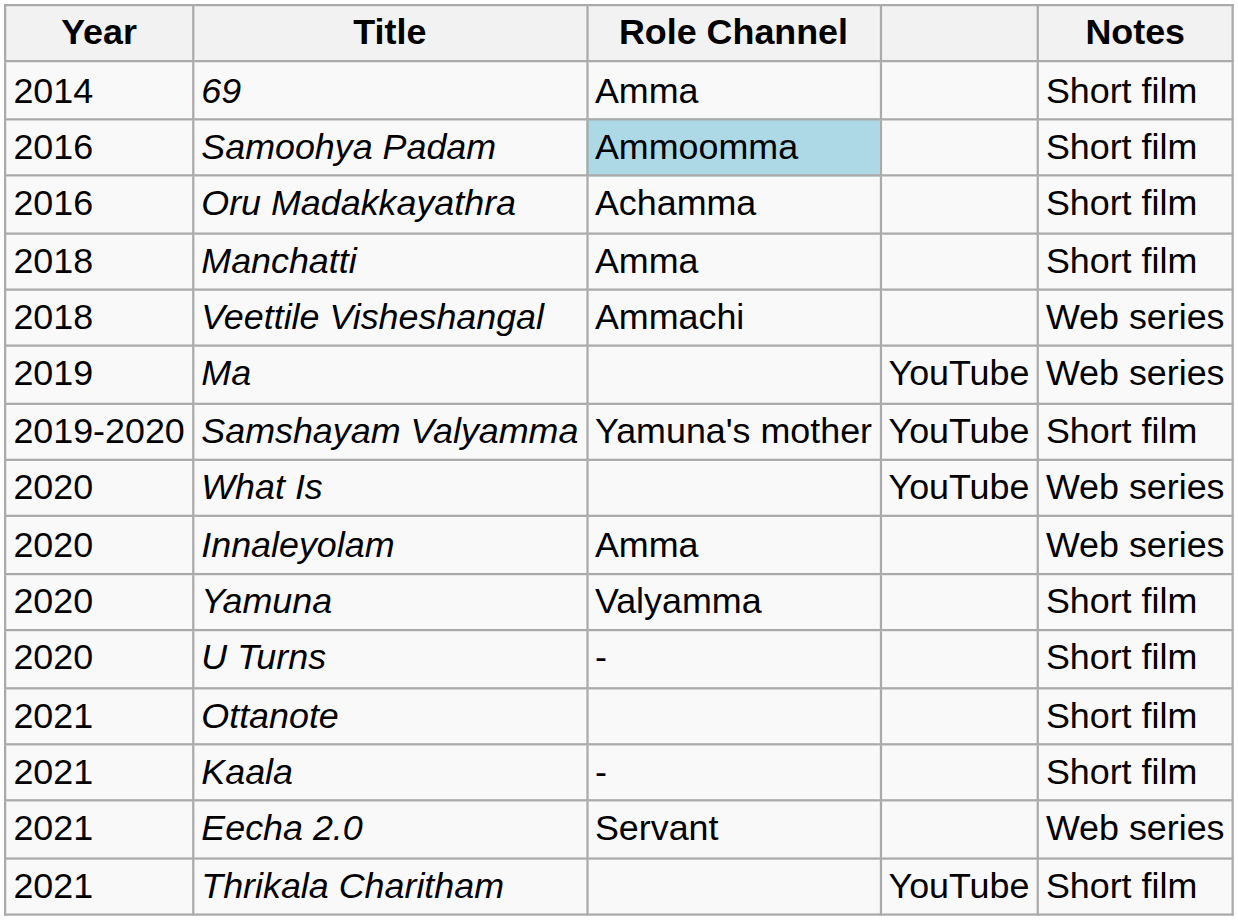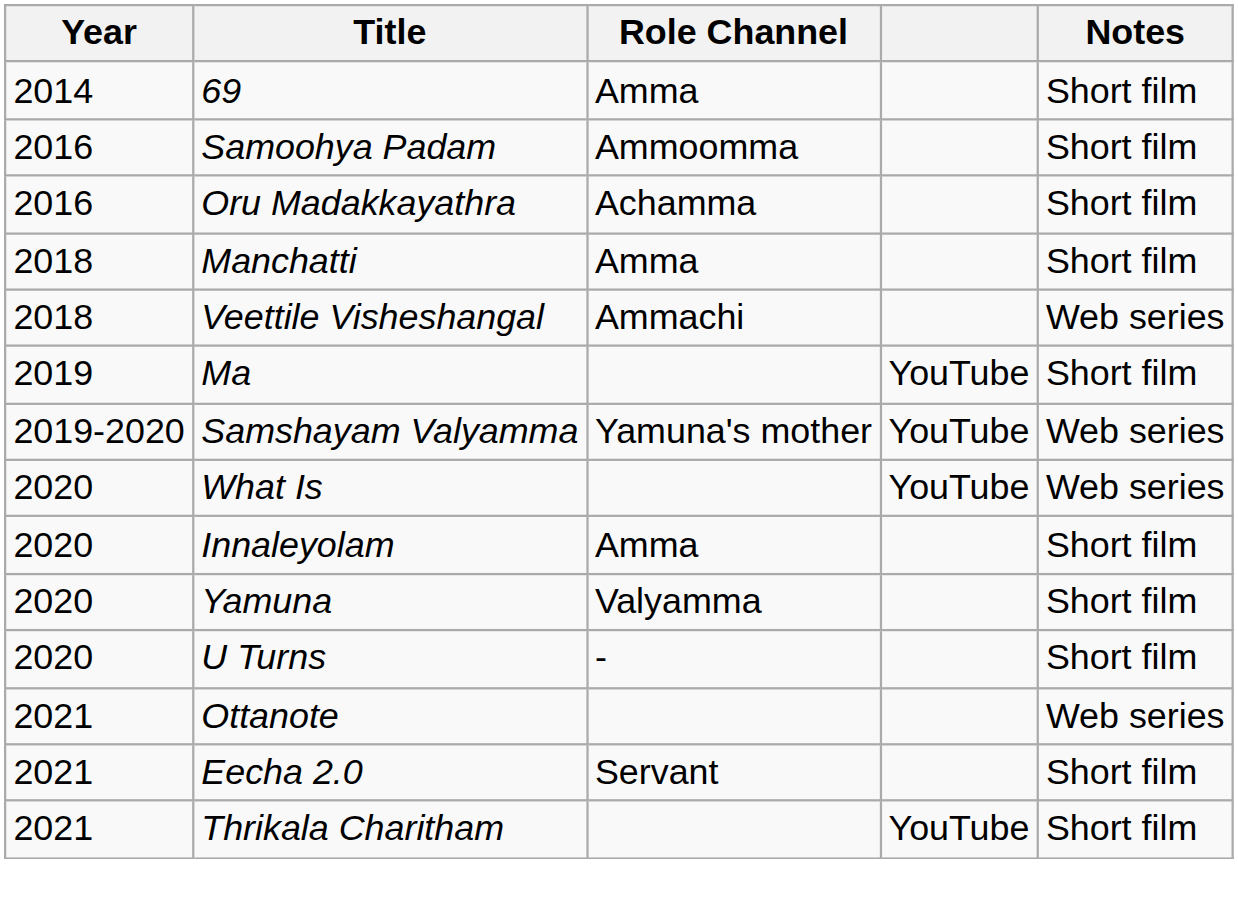(697, 146) lightblue background -> (697, 146) no background
(1135, 373) Web series -> (1122, 373) Short film
(1122, 430) Short film -> (1135, 430) Web series
(1135, 544) Web series -> (1122, 544) Short film
(1122, 714) Short film -> (1135, 714) Web series
- row: (247, 771)
(1135, 828) Web series -> (1122, 771) Short film
